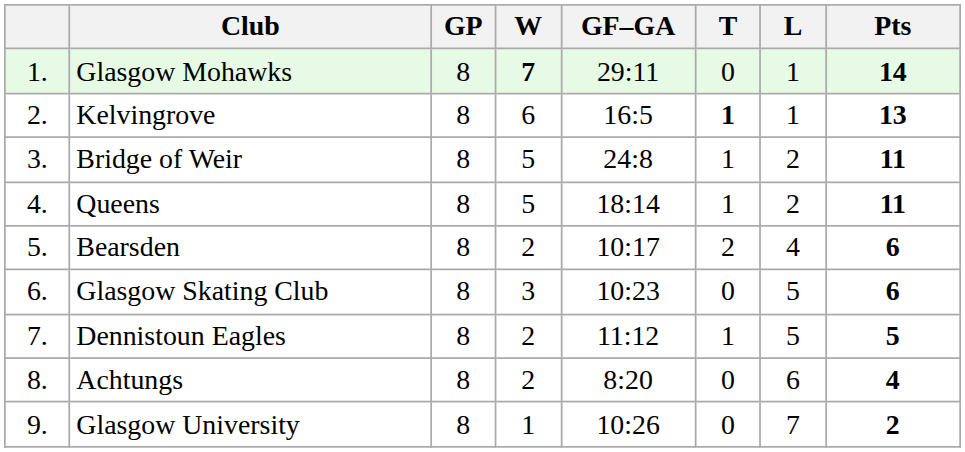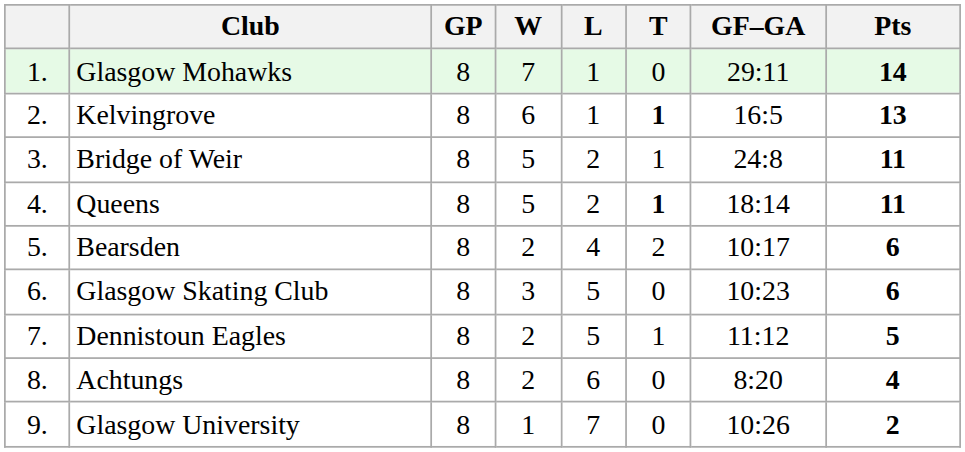columns swapped: (793, 26) <-> (628, 26)
(528, 70) bold -> (528, 70) normal
(728, 203) normal -> (658, 203) bold
